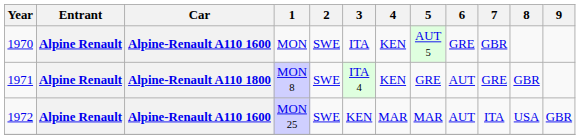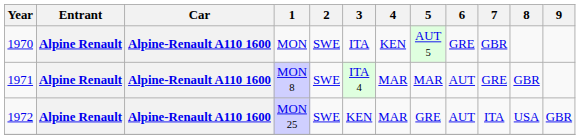(200, 80) Alpine-Renault A110 1800 -> (200, 80) Alpine-Renault A110 1600
(393, 80) KEN -> (393, 80) MAR
(428, 80) GRE -> (428, 80) MAR
(428, 116) MAR -> (428, 116) GRE
